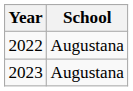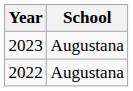rows swapped: (26, 45) <-> (26, 72)
